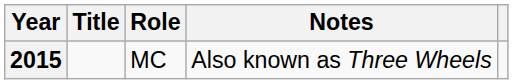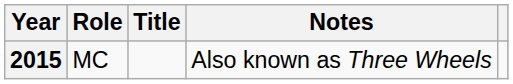columns swapped: (96, 22) <-> (155, 22)
